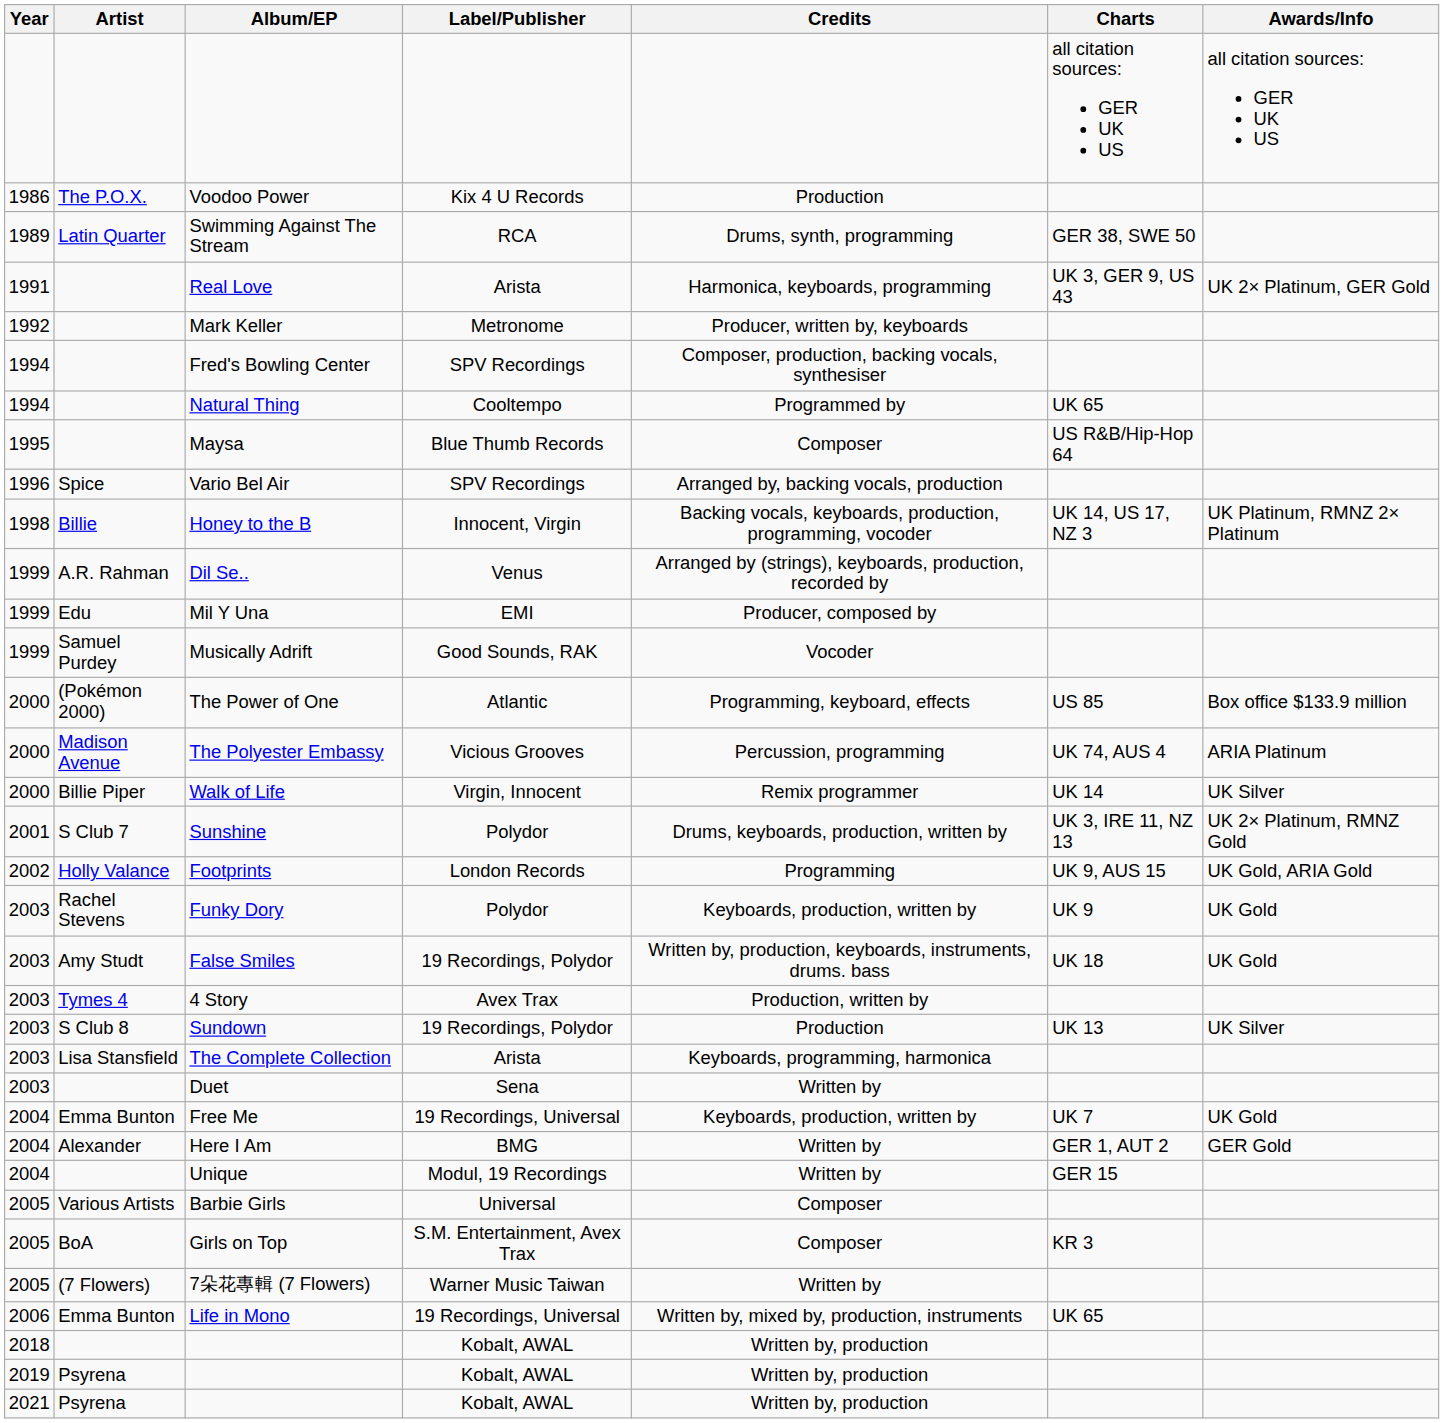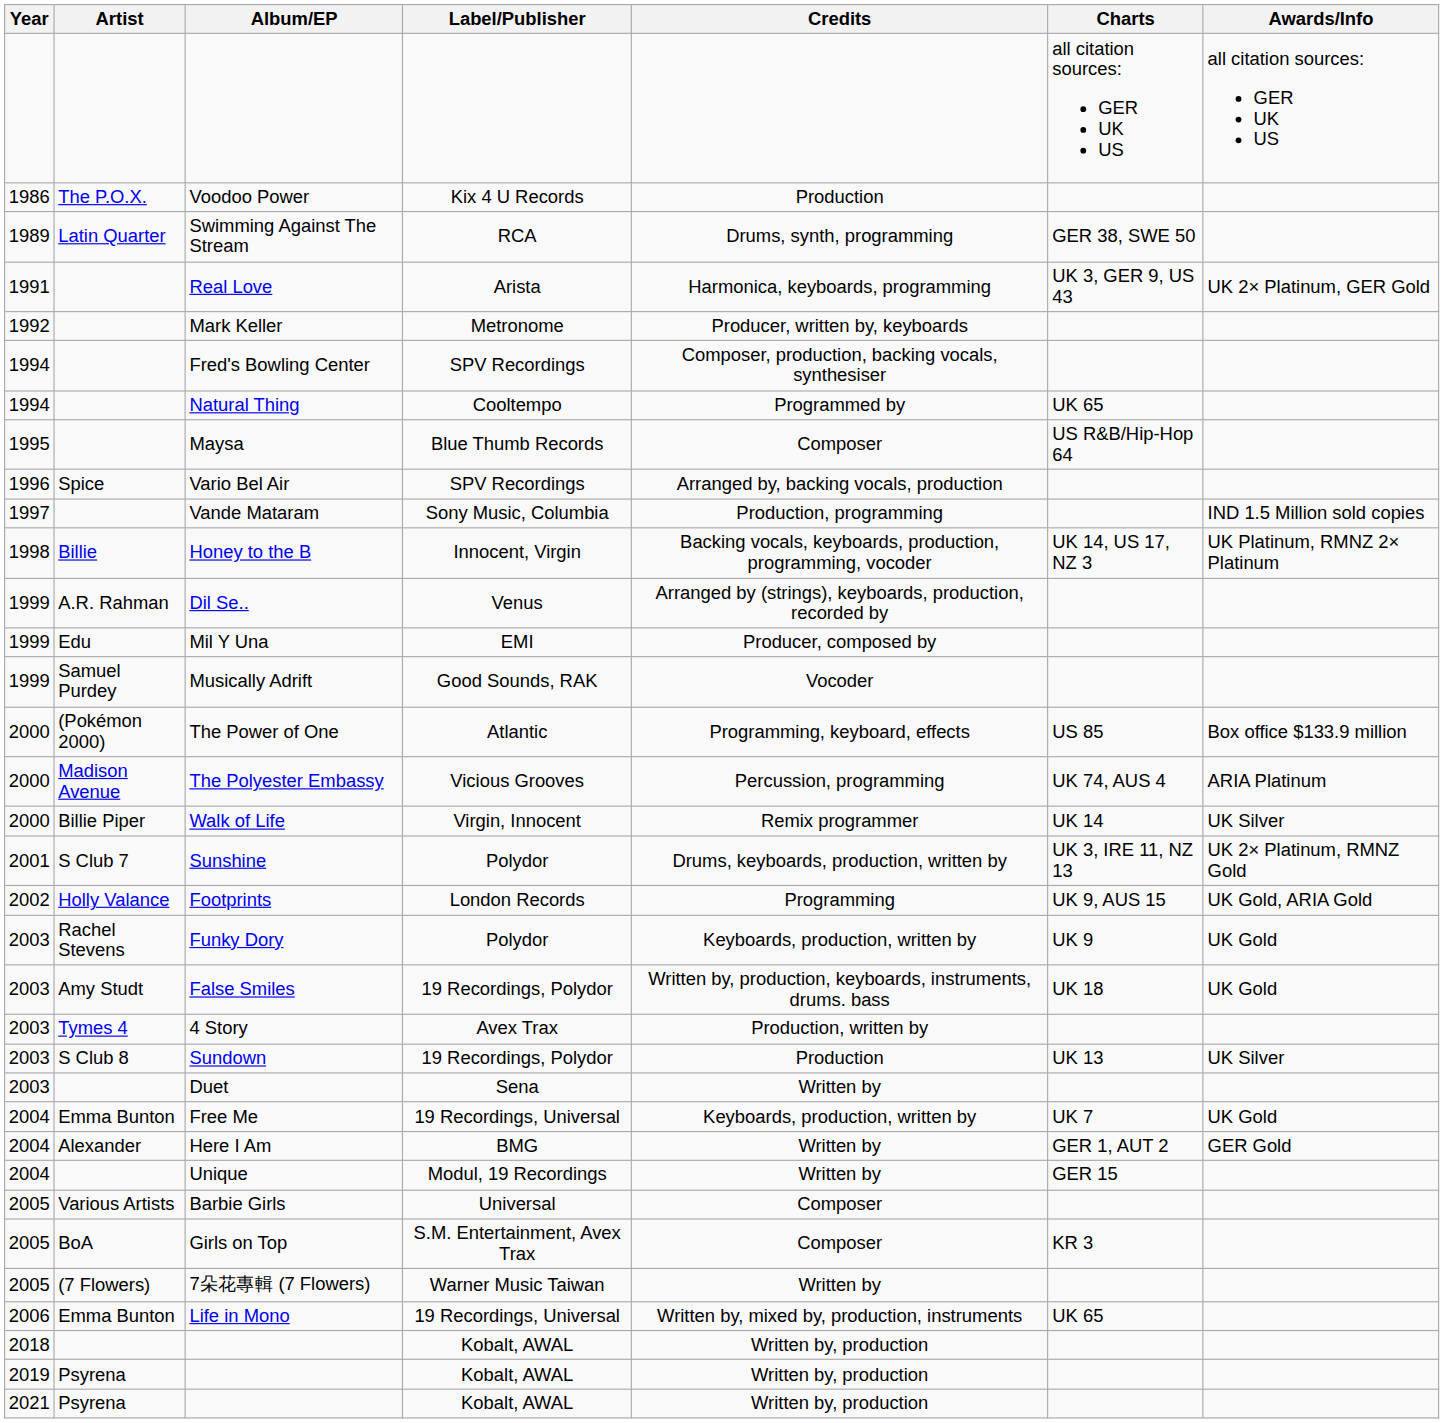+ row: (29, 513)
- row: (29, 1058)
